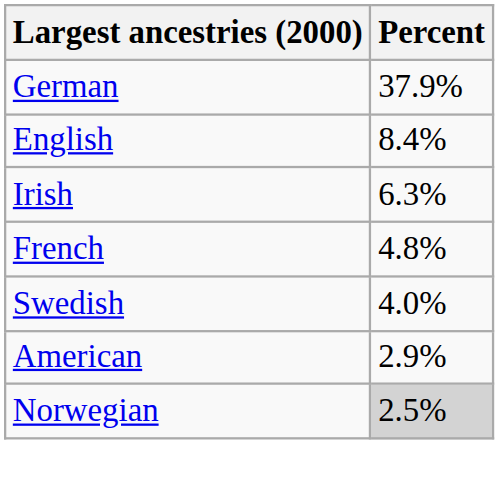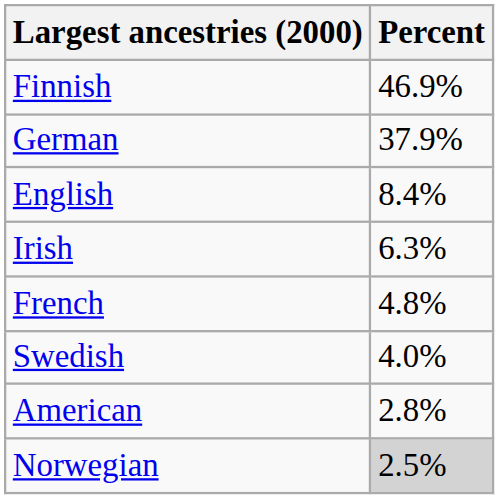+ row: (62, 86)
(412, 356) 2.9% -> (412, 411) 2.8%
